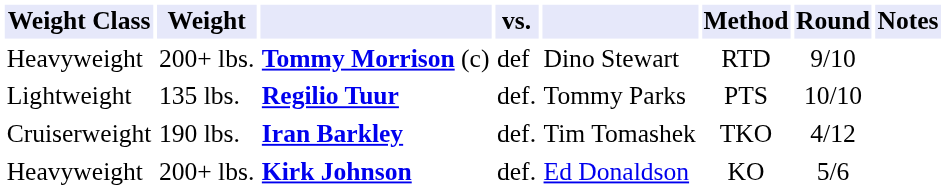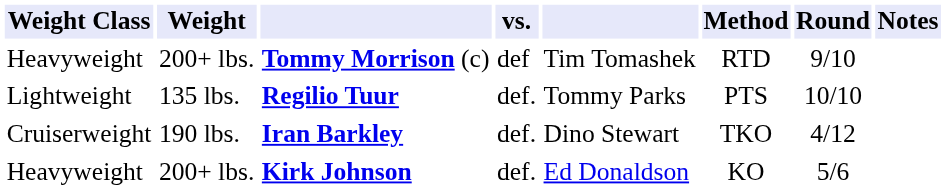(611, 58) Dino Stewart -> (620, 58) Tim Tomashek
(620, 134) Tim Tomashek -> (611, 134) Dino Stewart
